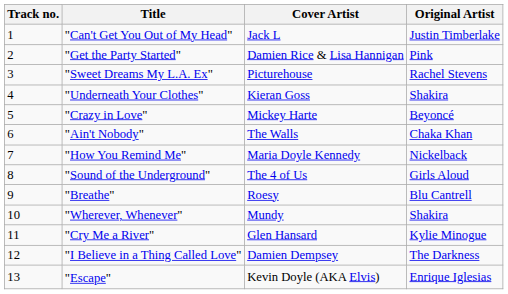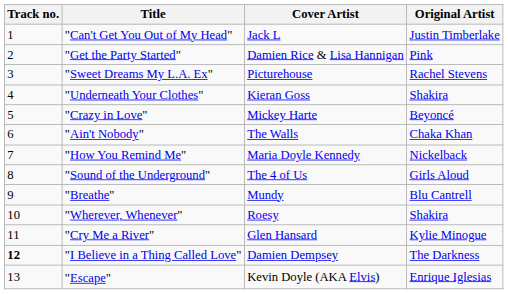(263, 194) Roesy -> (265, 194) Mundy
(265, 214) Mundy -> (263, 214) Roesy
(14, 255) normal -> (14, 255) bold
